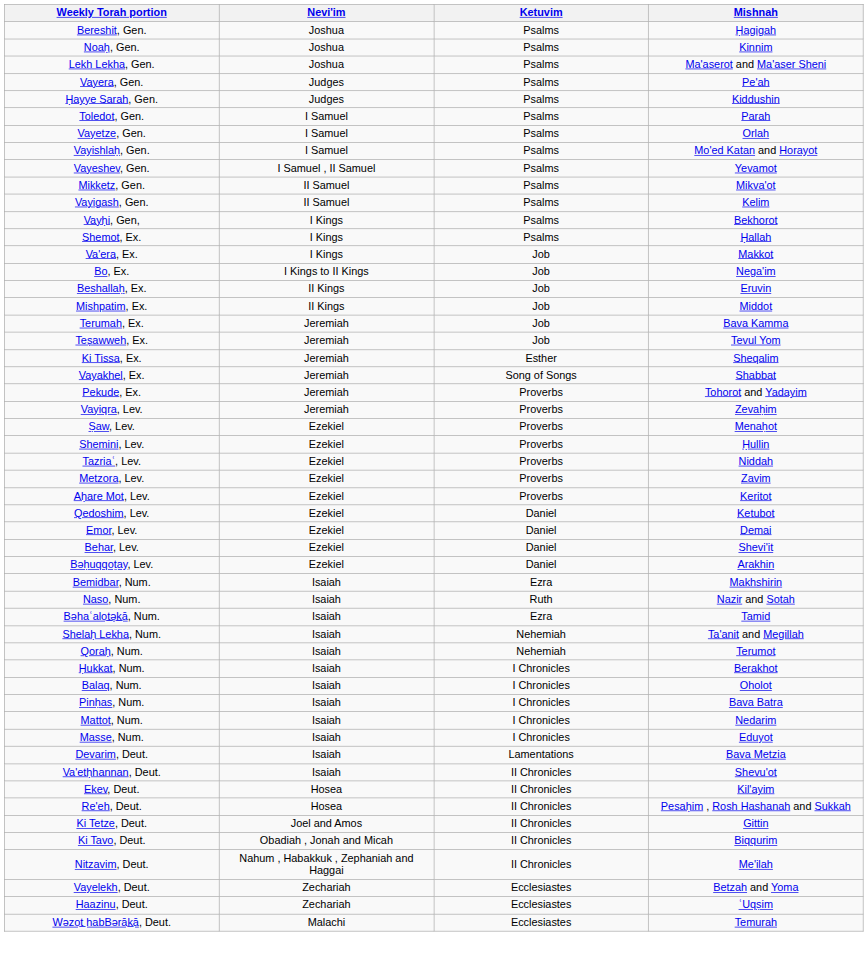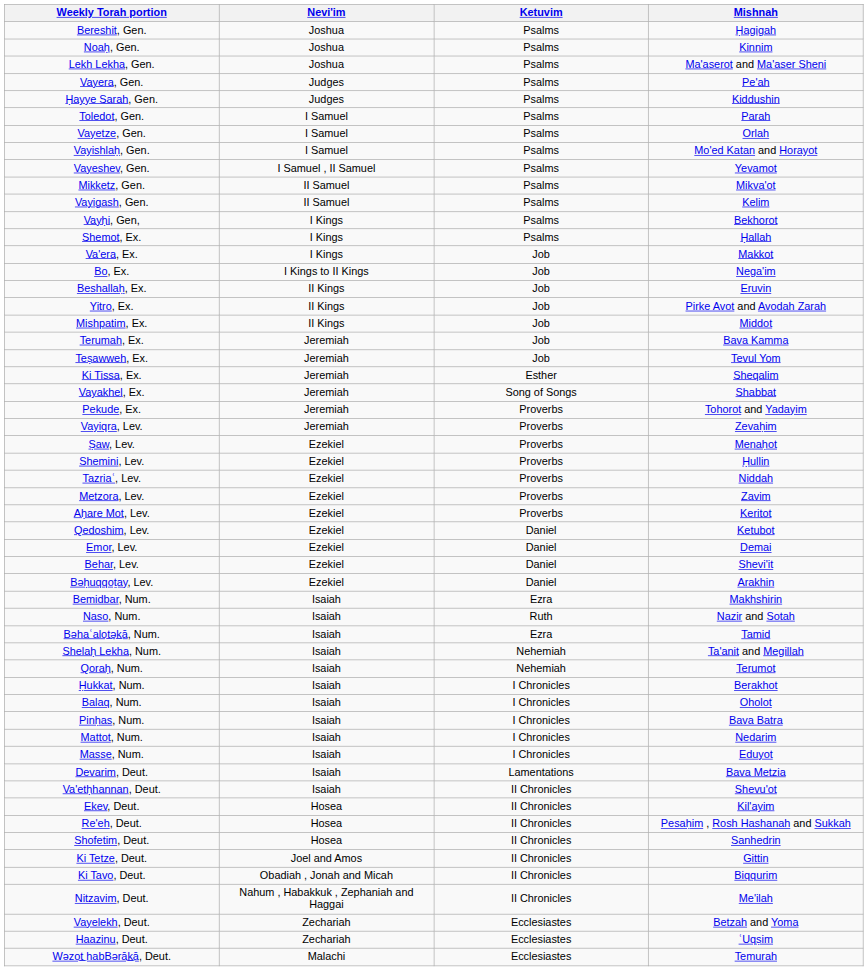+ row: (112, 306)
+ row: (112, 841)
